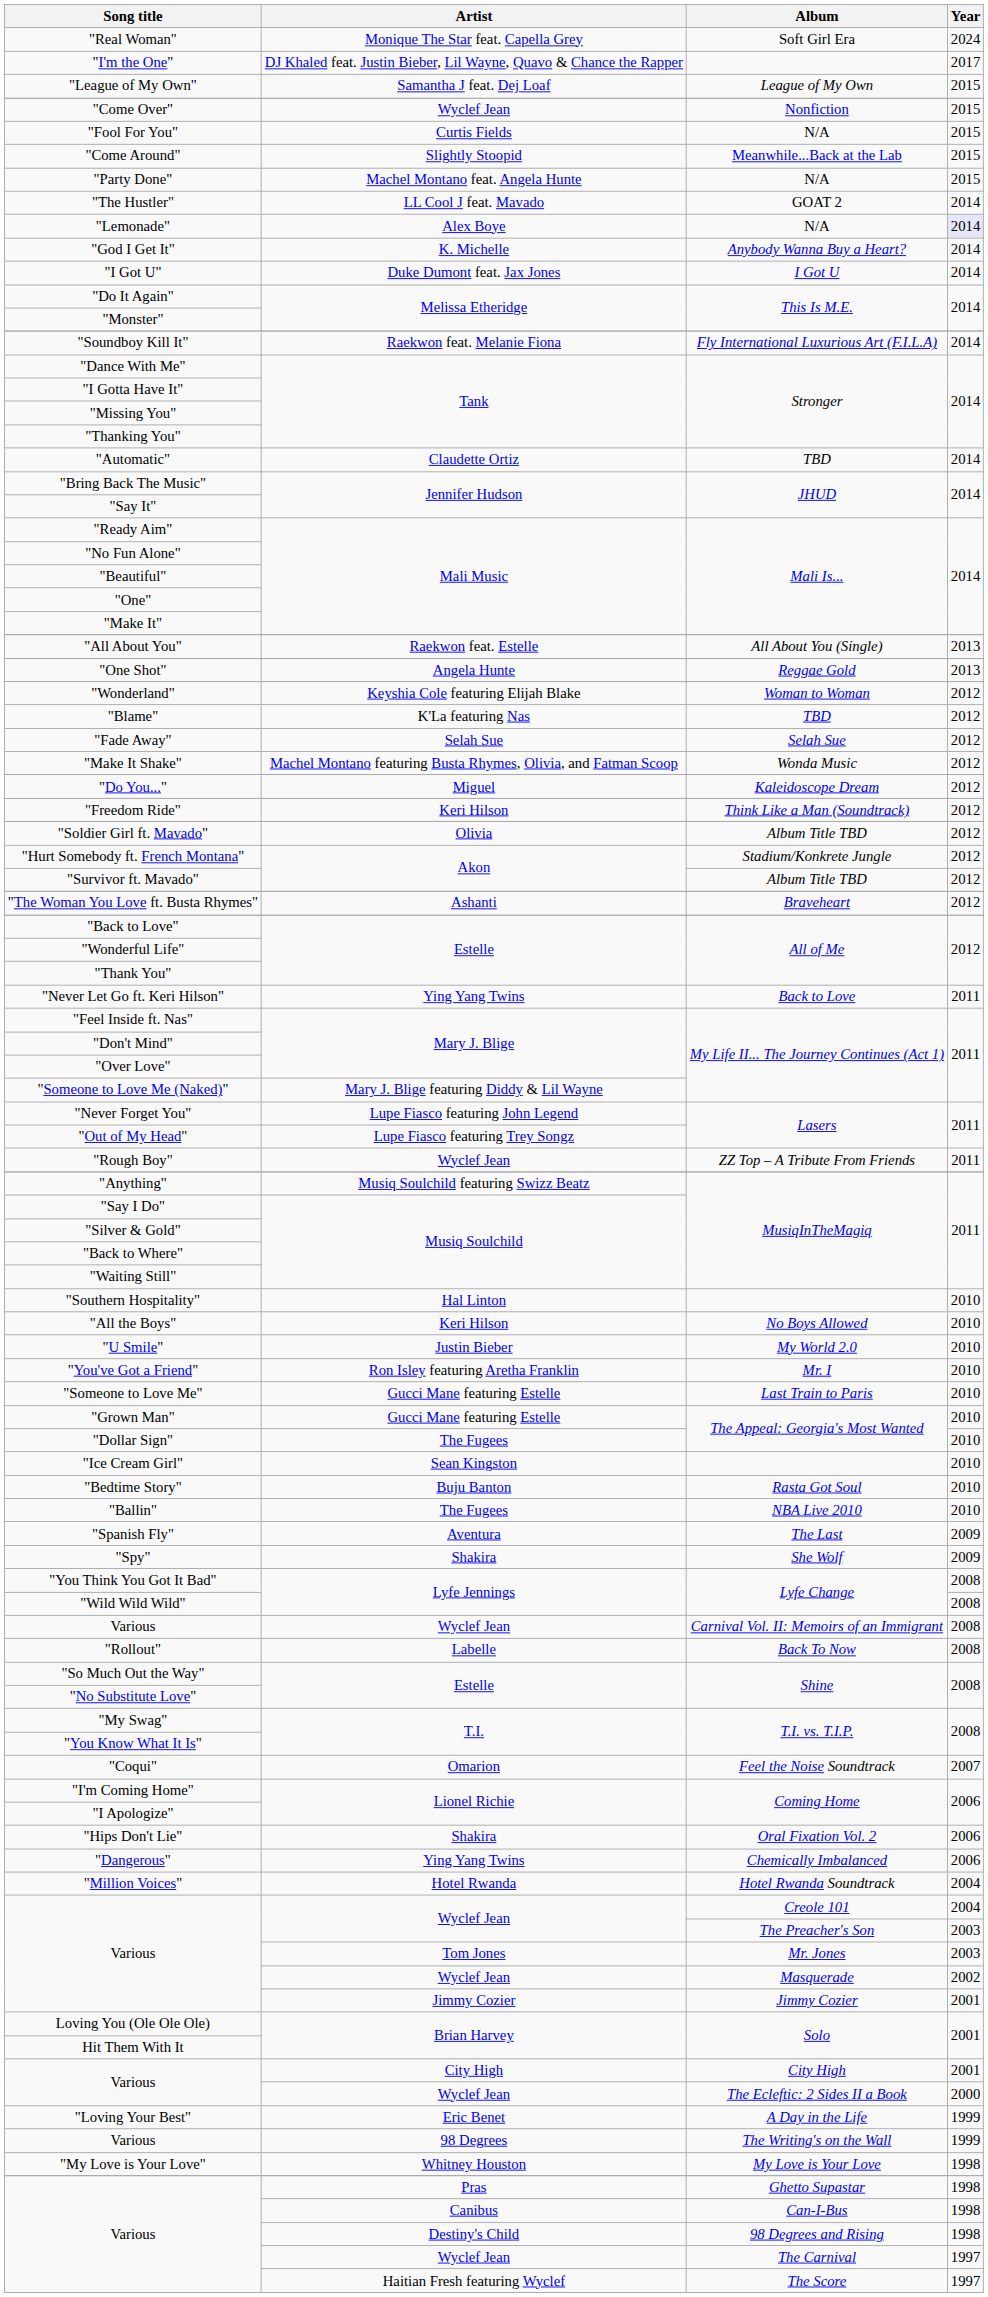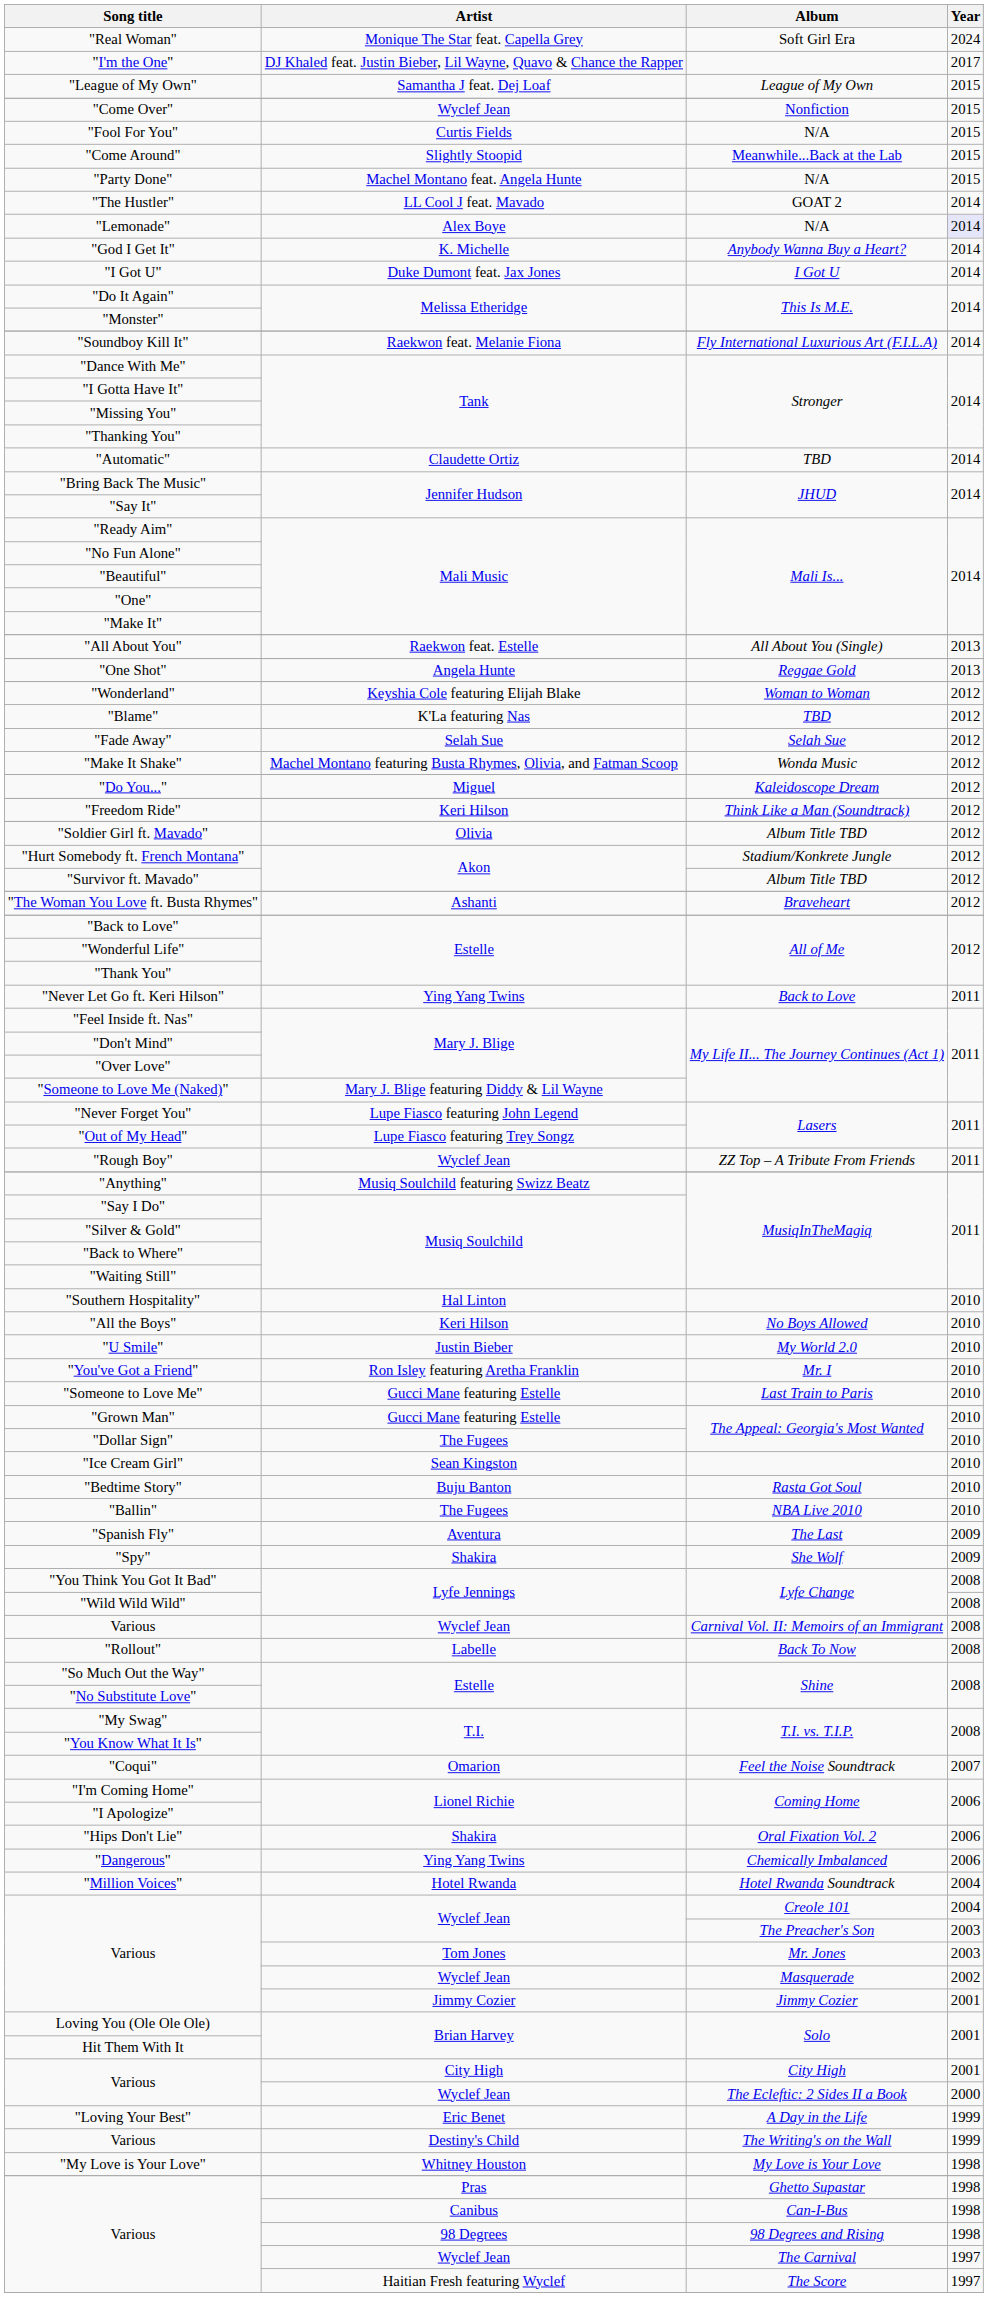(474, 2140) 98 Degrees -> (474, 2140) Destiny's Child
(474, 2233) Destiny's Child -> (474, 2233) 98 Degrees
